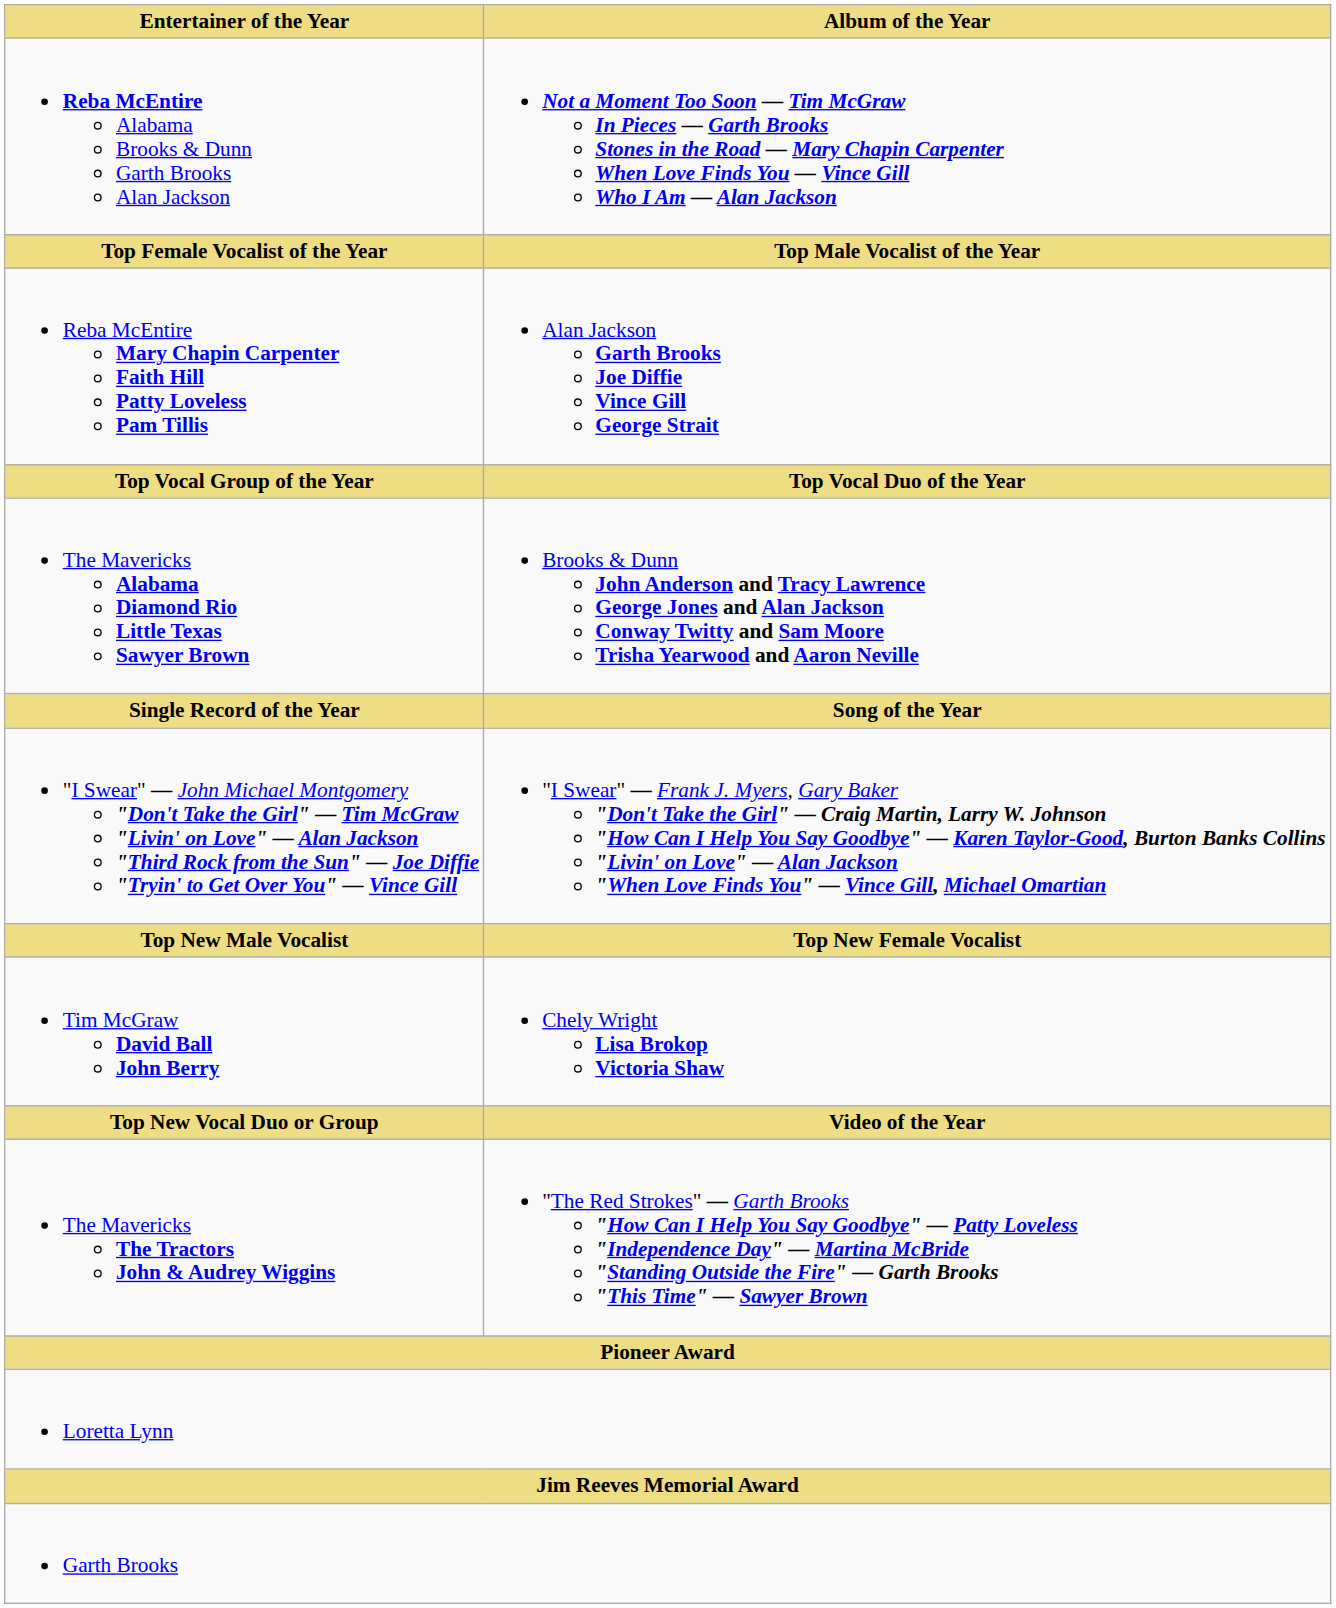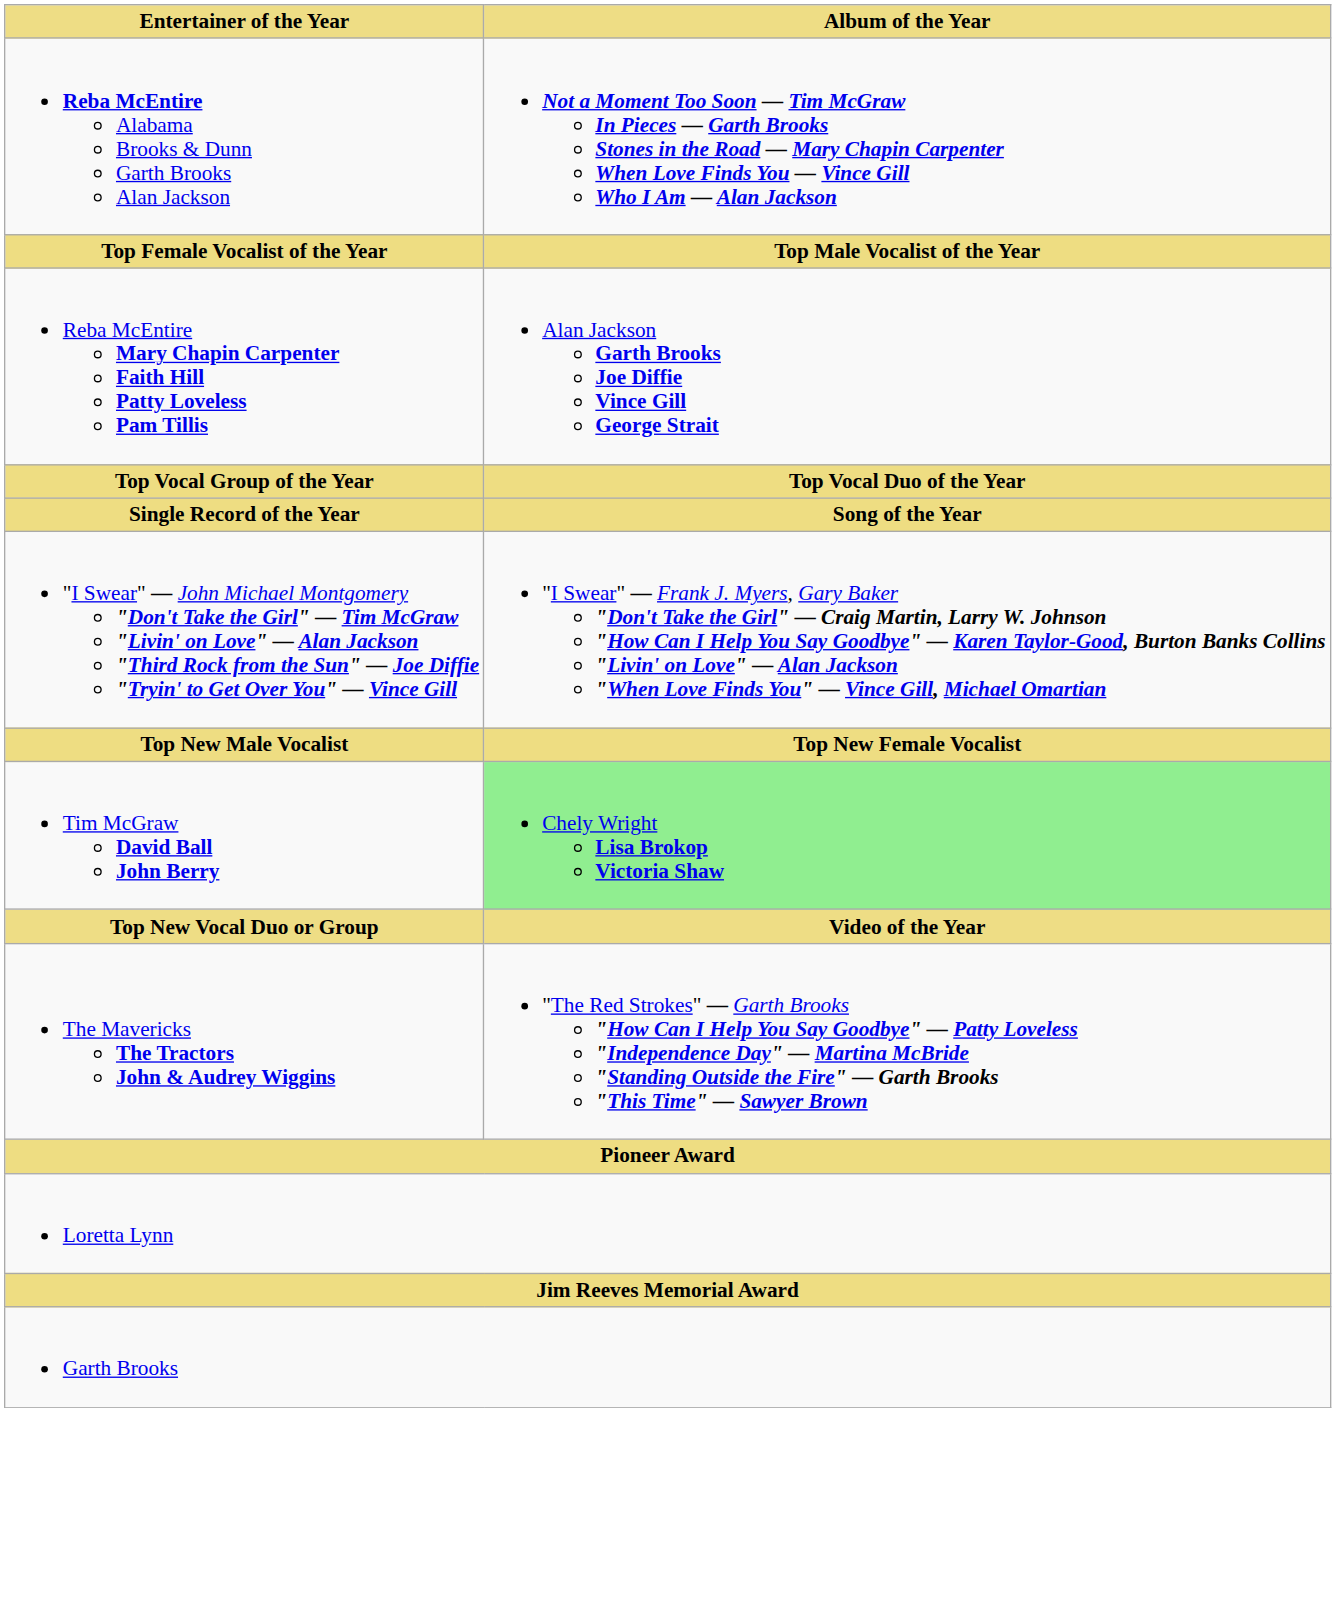- row: (244, 608)
(907, 1043) no background -> (907, 847) lightgreen background
